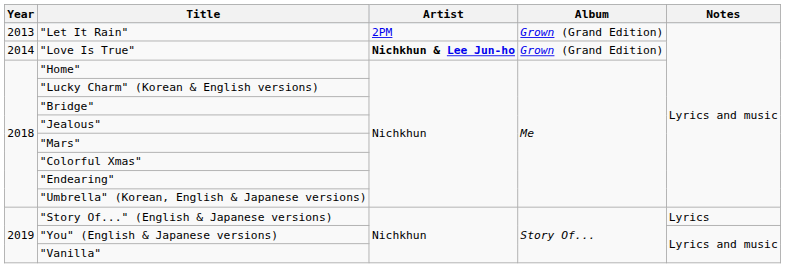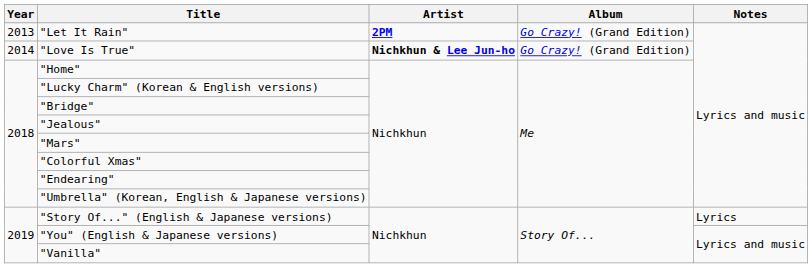(382, 32) normal -> (382, 32) bold
(592, 32) Grown (Grand Edition) -> (605, 32) Go Crazy! (Grand Edition)
(592, 51) Grown (Grand Edition) -> (605, 51) Go Crazy! (Grand Edition)
